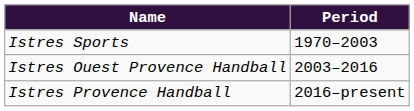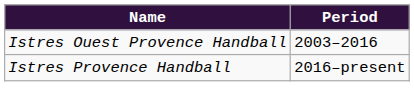- row: (69, 42)
